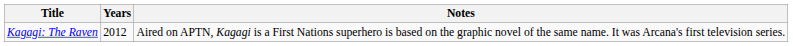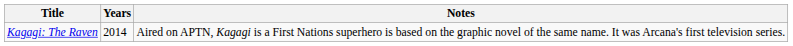(115, 32) 2012 -> (115, 32) 2014
